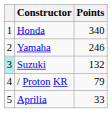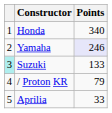(97, 47) no background -> (97, 47) lavender background
(97, 65) 132 -> (97, 65) 133
